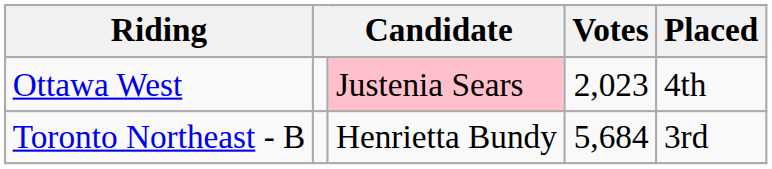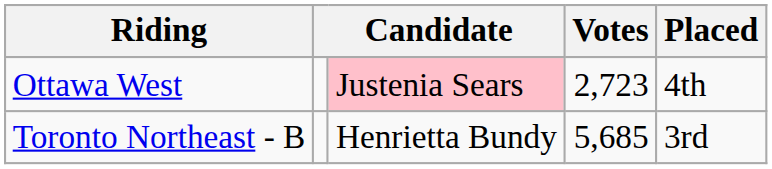(611, 83) 2,023 -> (611, 83) 2,723
(611, 136) 5,684 -> (611, 136) 5,685
